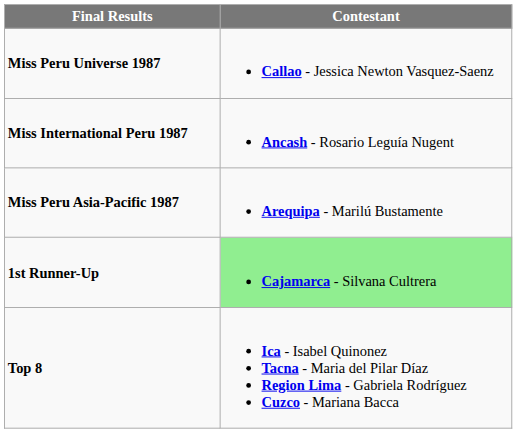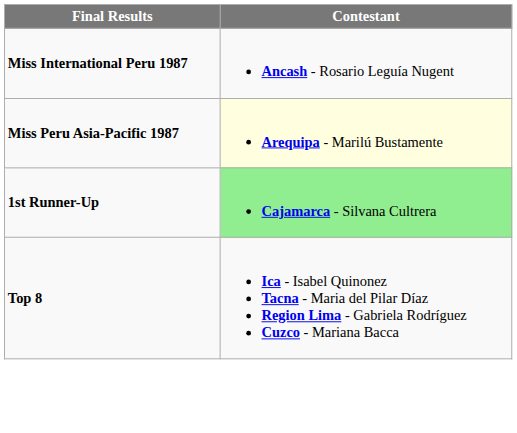- row: (84, 63)
(366, 211) no background -> (366, 142) lightyellow background
